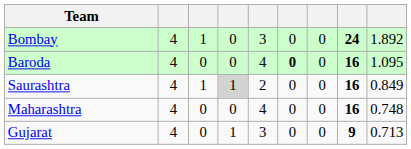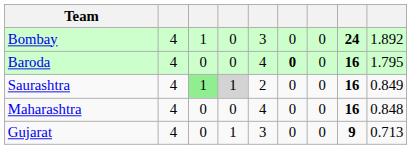(387, 62) 1.095 -> (387, 62) 1.795
(203, 86) no background -> (203, 86) lightgreen background
(387, 109) 0.748 -> (387, 109) 0.848
